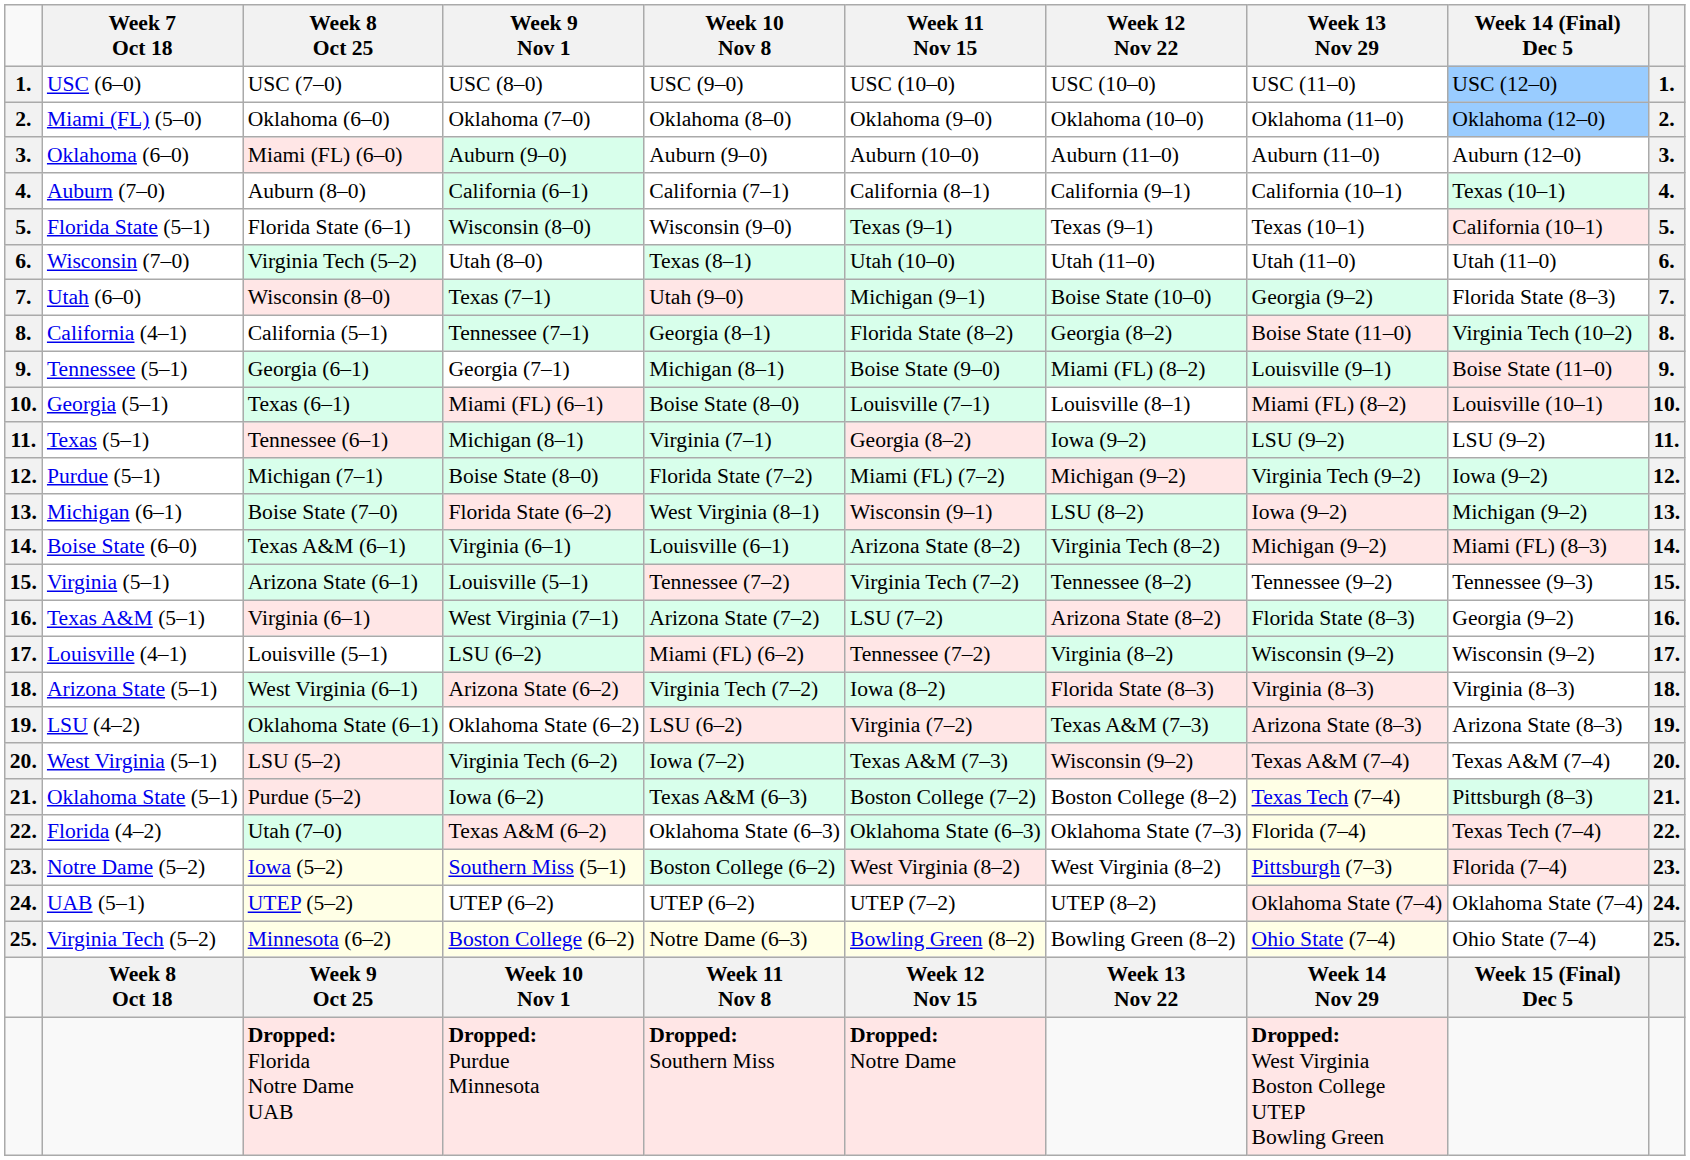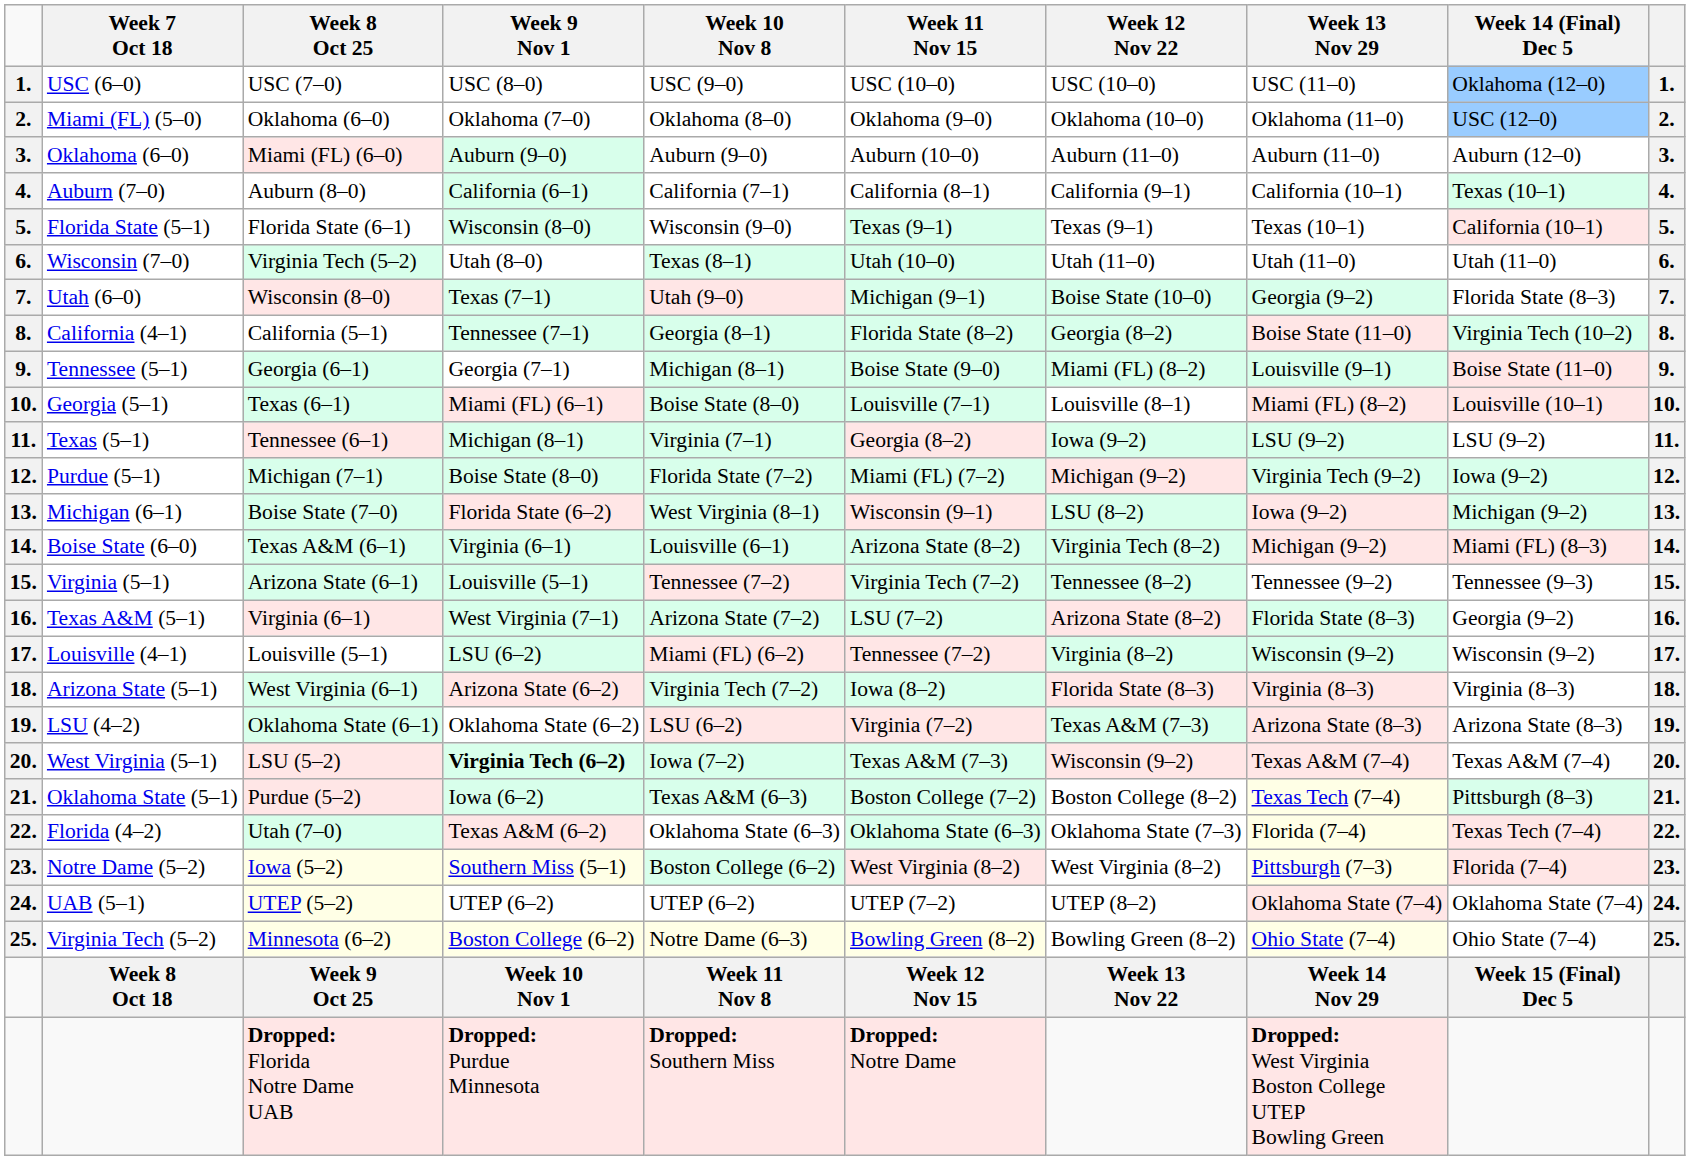(1505, 83) USC (12–0) -> (1529, 83) Oklahoma (12–0)
(1529, 119) Oklahoma (12–0) -> (1505, 119) USC (12–0)
(533, 760) normal -> (537, 760) bold
